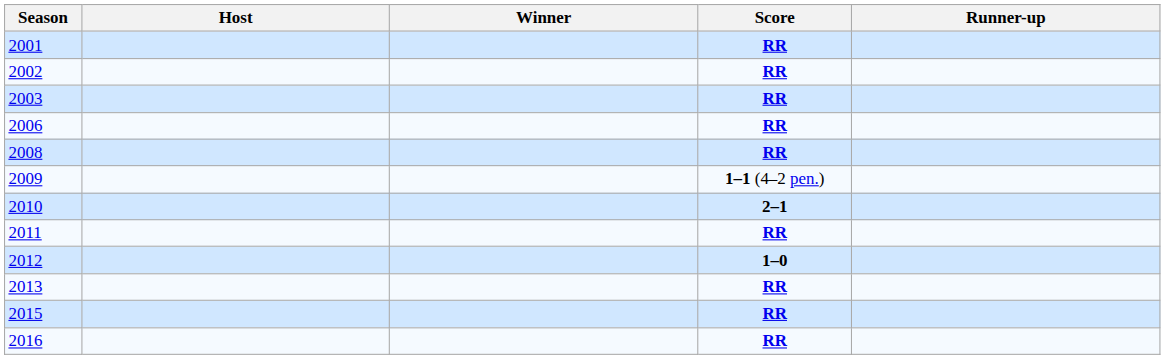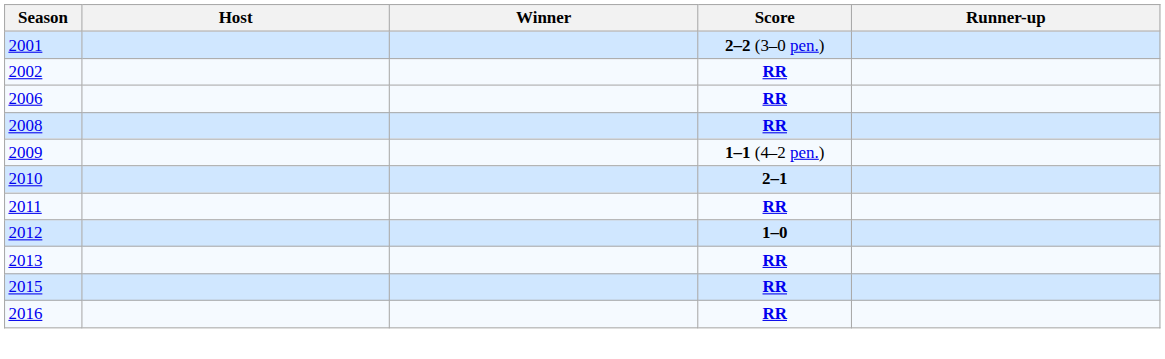(775, 44) RR -> (775, 44) 2–2 (3–0 pen.)
- row: (25, 98)
